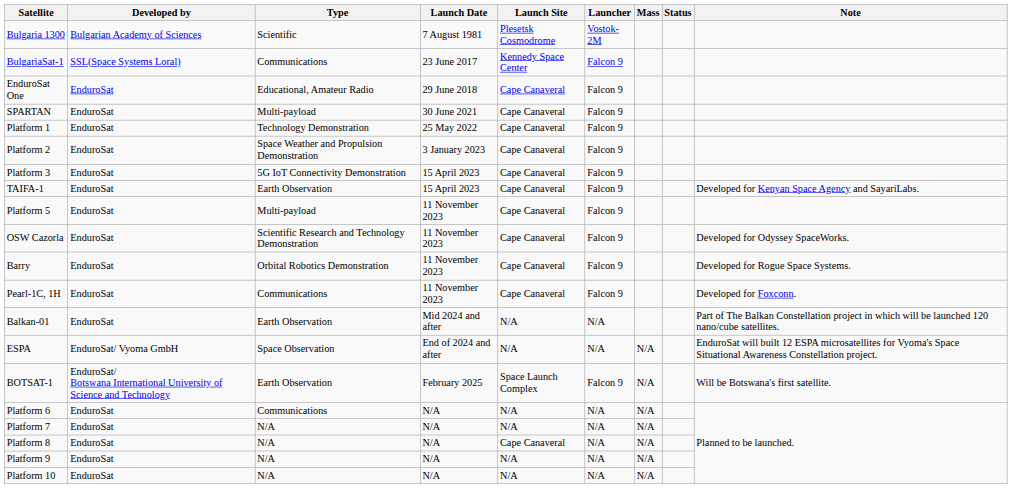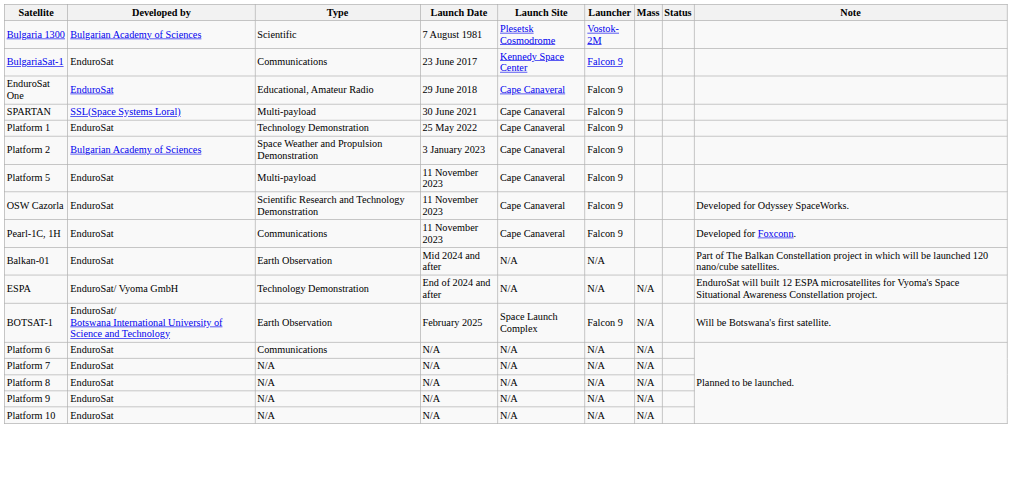(125, 62) SSL(Space Systems Loral) -> (92, 62) EnduroSat
(92, 112) EnduroSat -> (125, 112) SSL(Space Systems Loral)
(92, 150) EnduroSat -> (136, 150) Bulgarian Academy of Sciences
- row: (28, 172)
- row: (25, 188)
- row: (18, 266)
(296, 349) Space Observation -> (313, 289) Technology Demonstration
(533, 443) Cape Canaveral -> (509, 382) N/A
